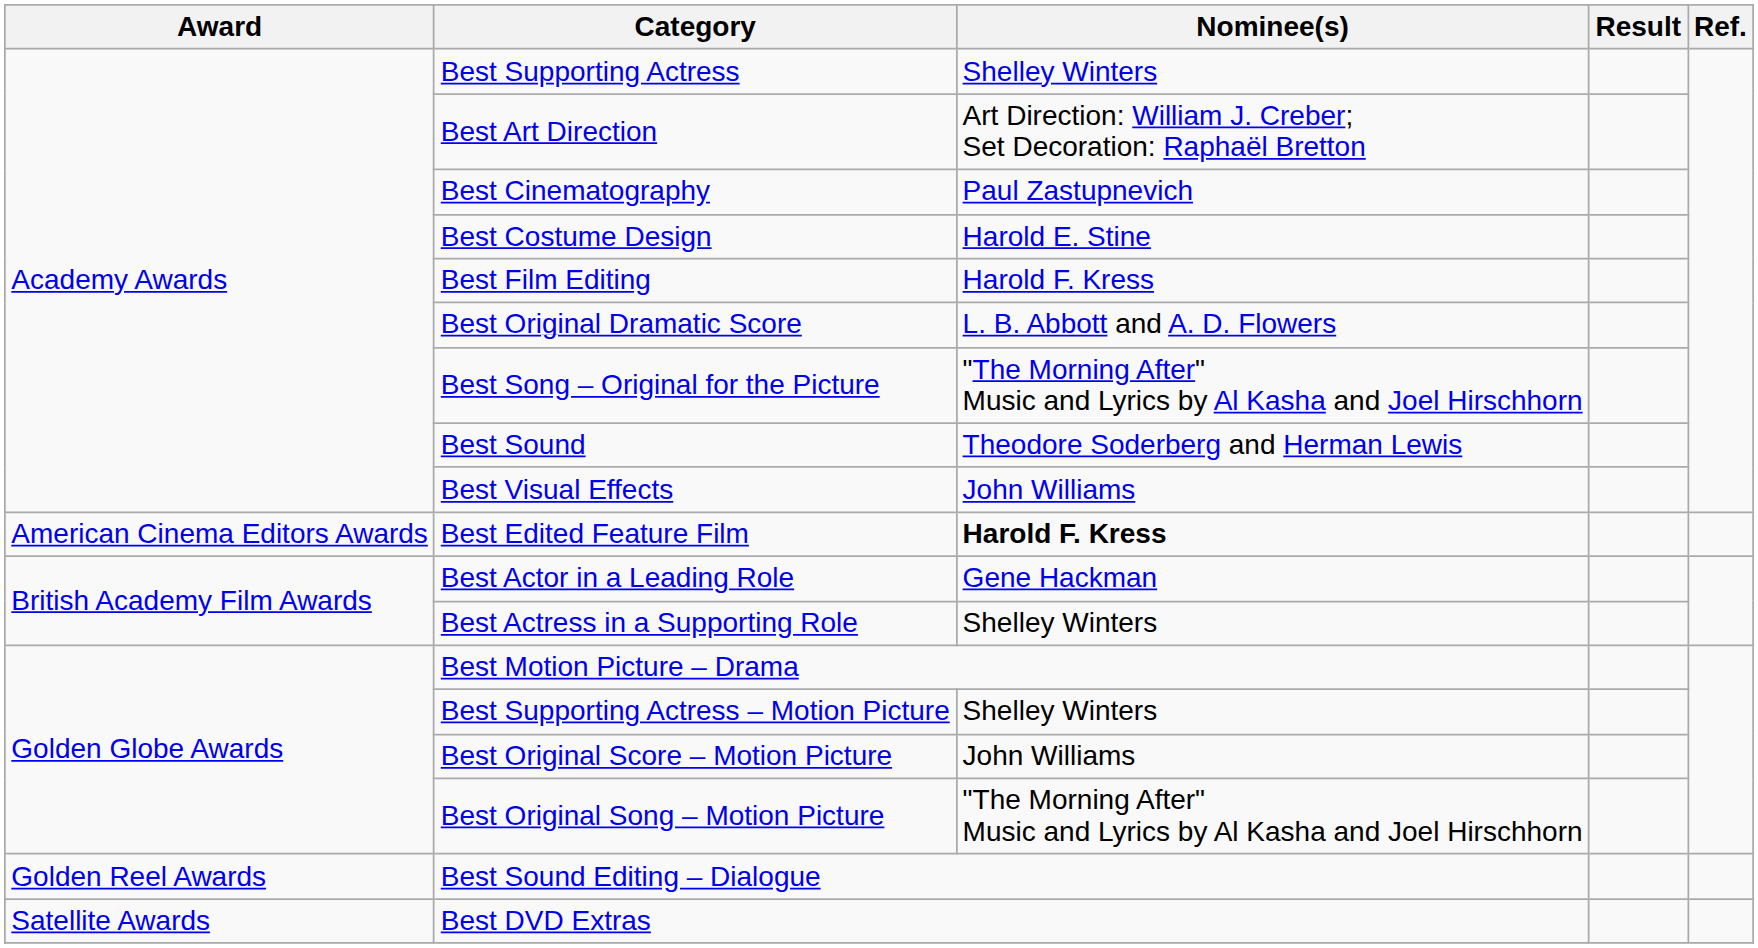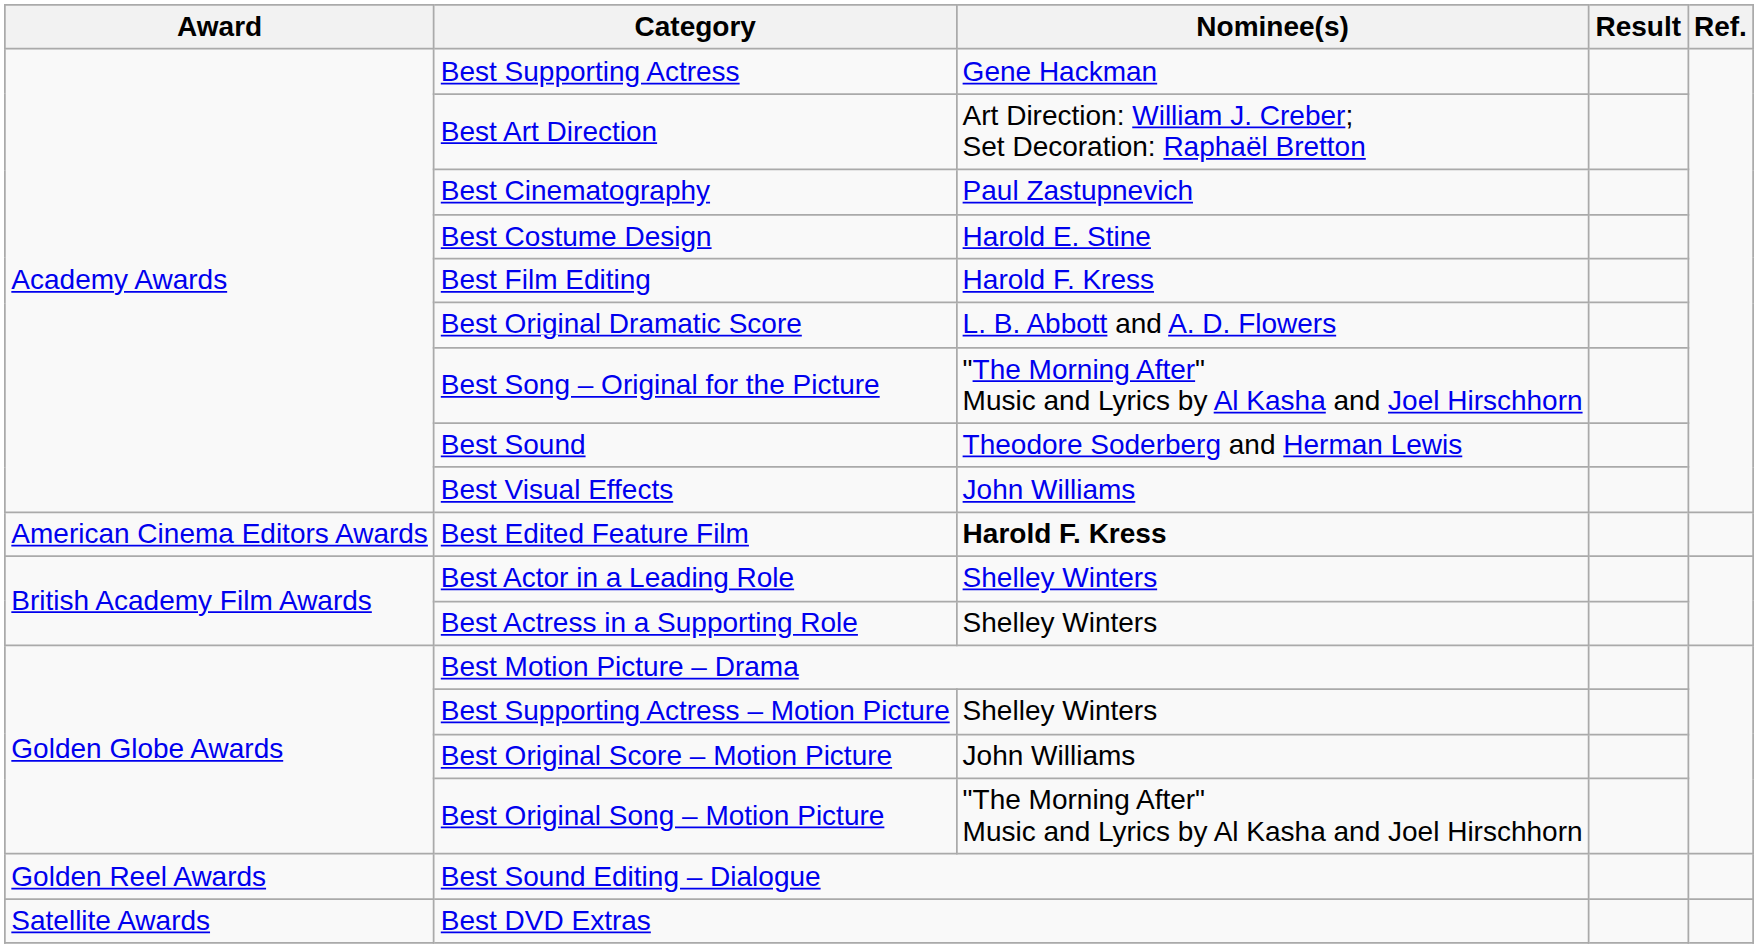(1060, 71) Shelley Winters -> (1060, 71) Gene Hackman
(1060, 578) Gene Hackman -> (1060, 578) Shelley Winters
